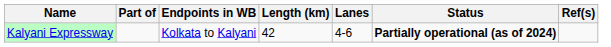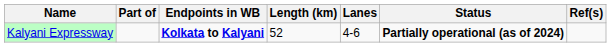(209, 32) normal -> (213, 32) bold
(268, 32) 42 -> (276, 32) 52
